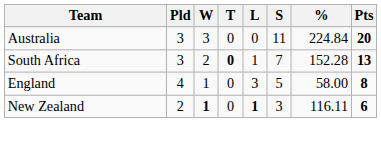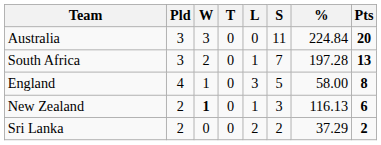(230, 60) bold -> (230, 60) normal
(328, 60) 152.28 -> (328, 60) 197.28
(255, 106) bold -> (255, 106) normal
(329, 106) 116.11 -> (329, 106) 116.13
+ row: (36, 128)
